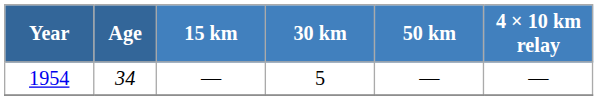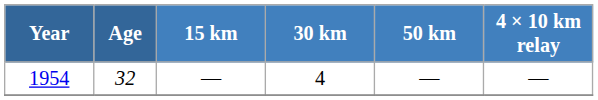(125, 78) 34 -> (125, 78) 32
(320, 78) 5 -> (320, 78) 4
